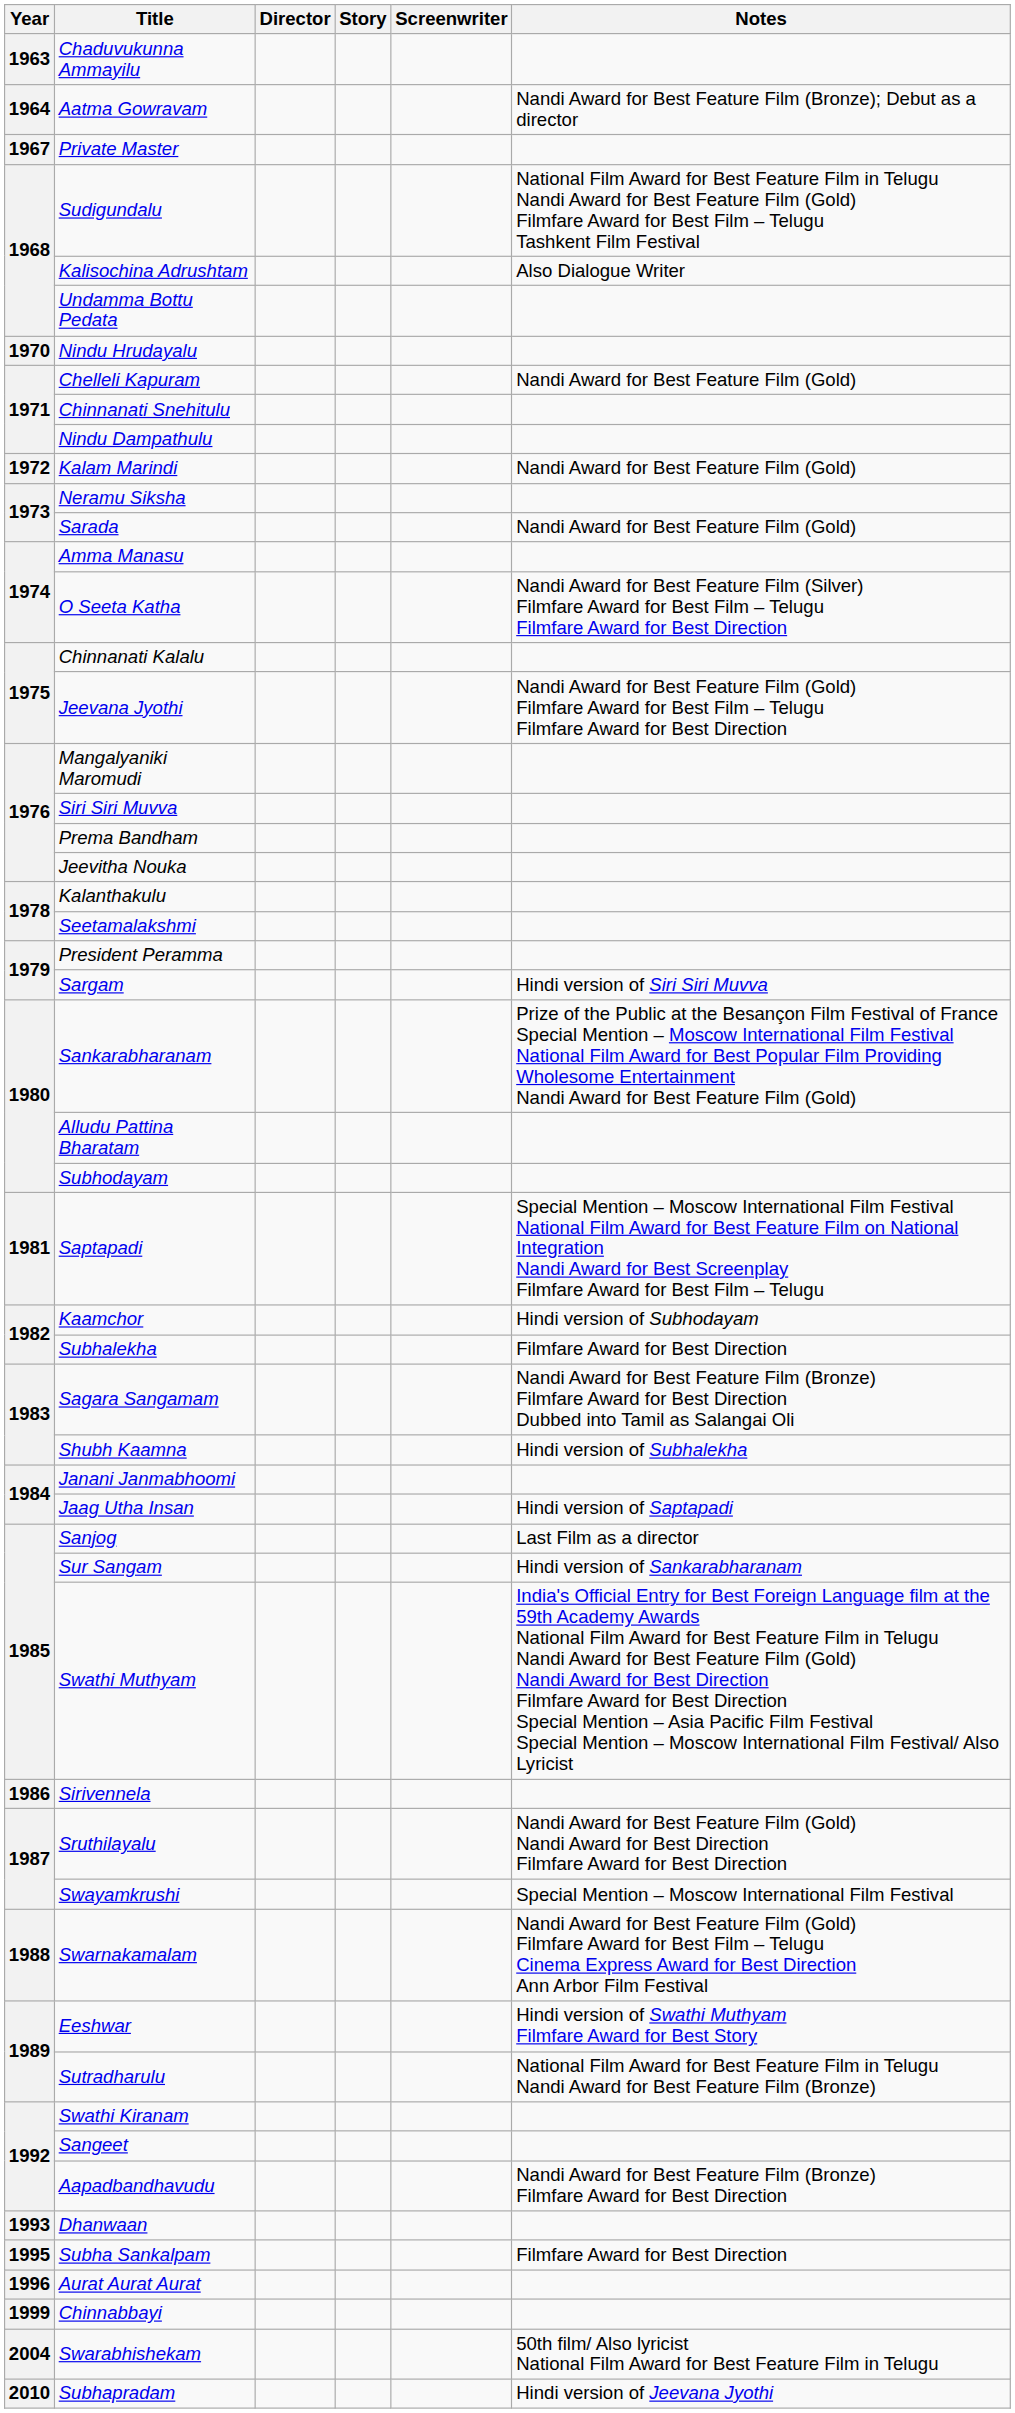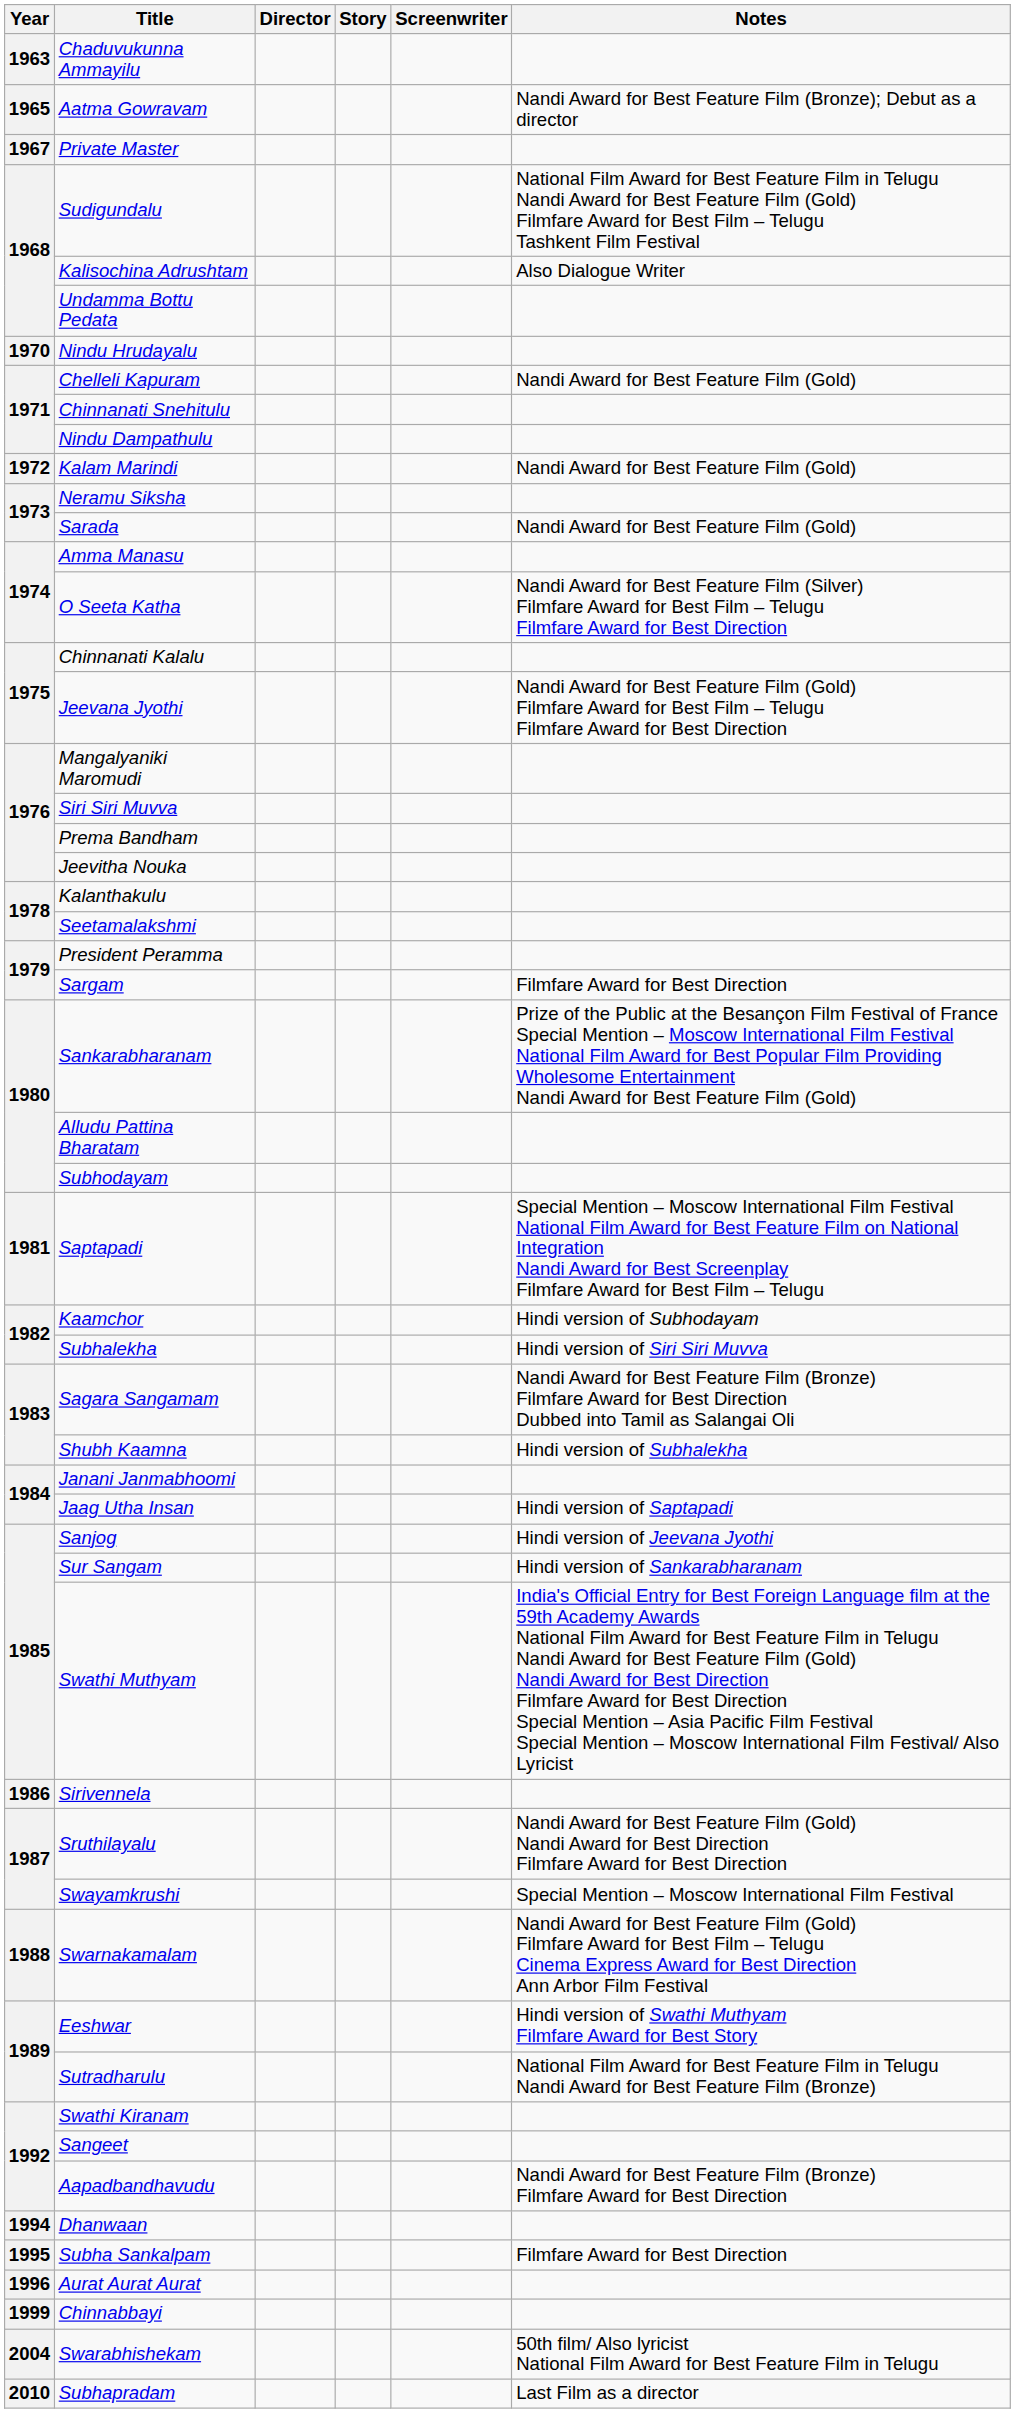(30, 109) 1964 -> (30, 109) 1965
(642, 984) Hindi version of Siri Siri Muvva -> (652, 984) Filmfare Award for Best Direction
(652, 1349) Filmfare Award for Best Direction -> (642, 1349) Hindi version of Siri Siri Muvva
(607, 1538) Last Film as a director -> (645, 1538) Hindi version of Jeevana Jyothi
(30, 2225) 1993 -> (30, 2225) 1994
(645, 2393) Hindi version of Jeevana Jyothi -> (607, 2393) Last Film as a director
